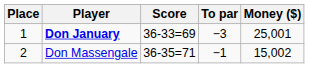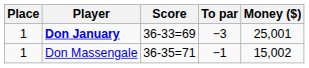(23, 53) 2 -> (23, 53) 1
